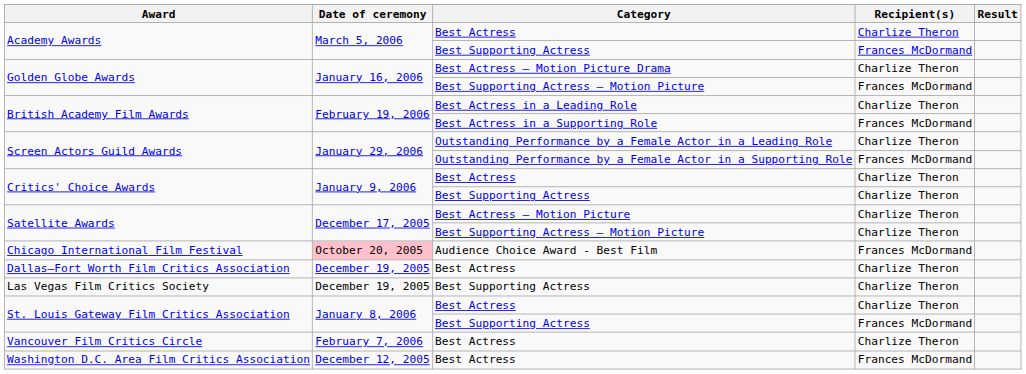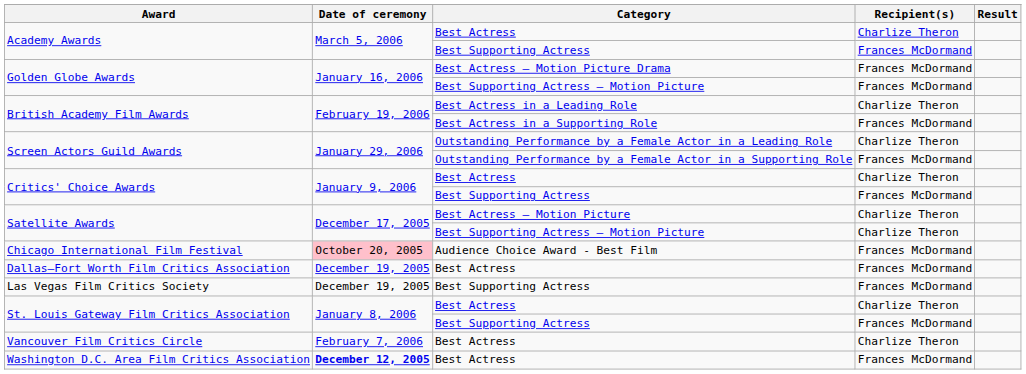(908, 68) Charlize Theron -> (915, 68) Frances McDormand
(908, 196) Charlize Theron -> (915, 196) Frances McDormand
(908, 269) Charlize Theron -> (915, 269) Frances McDormand
(908, 287) Charlize Theron -> (915, 287) Frances McDormand
(373, 360) normal -> (373, 360) bold
